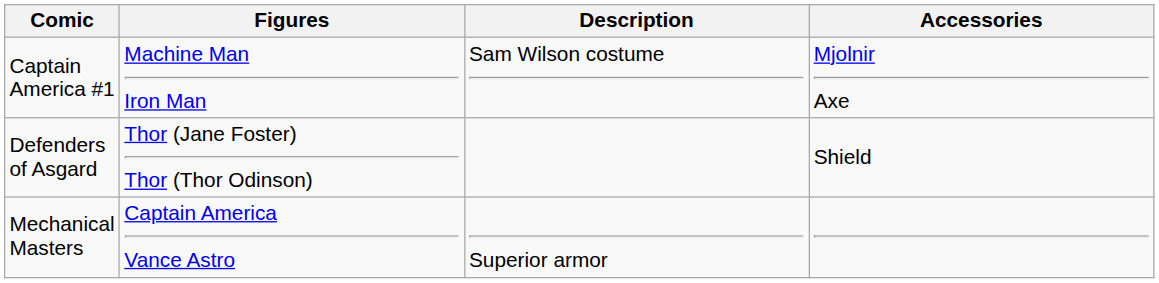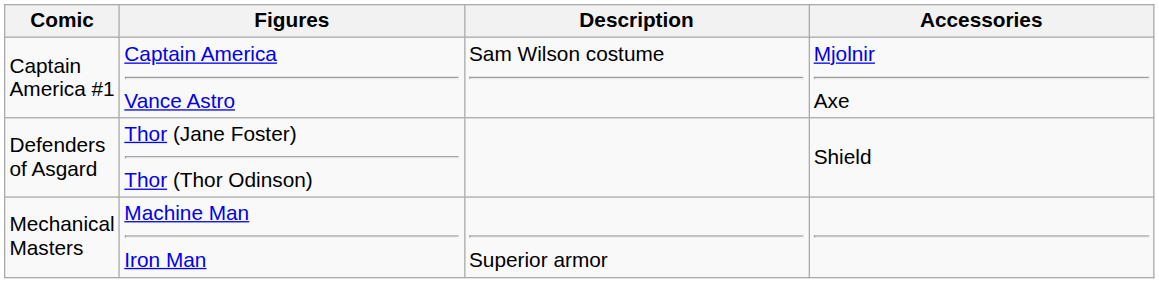(292, 77) Machine Man Iron Man -> (292, 77) Captain America Vance Astro
(292, 236) Captain America Vance Astro -> (292, 236) Machine Man Iron Man
